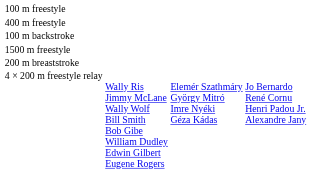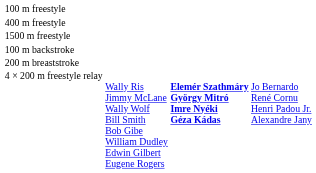rows swapped: (38, 49) <-> (40, 36)
(207, 104) normal -> (209, 104) bold
